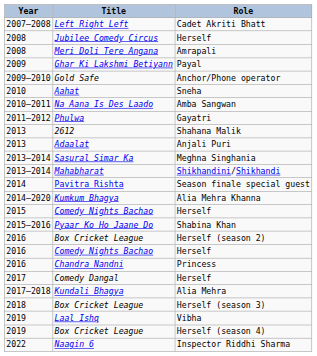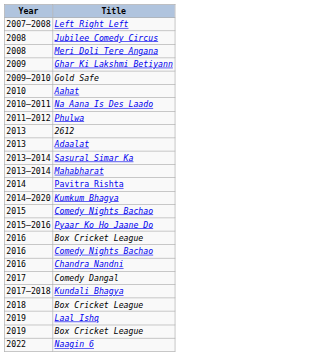- column: (243, 11)
